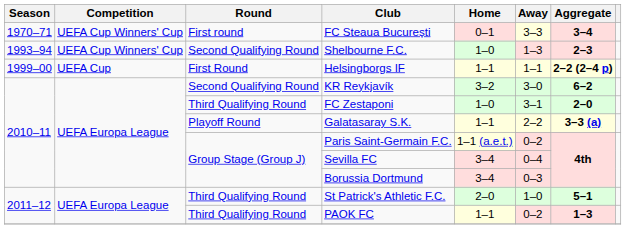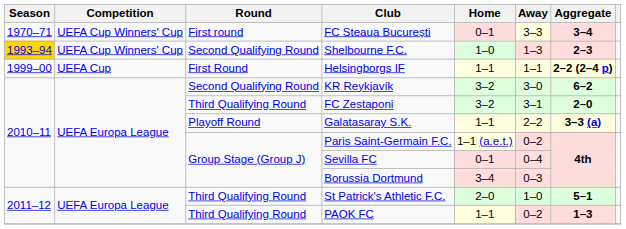(29, 50) no background -> (29, 50) gold background
(485, 104) 1–0 -> (485, 104) 3–2
(485, 159) 3–4 -> (485, 159) 0–1
